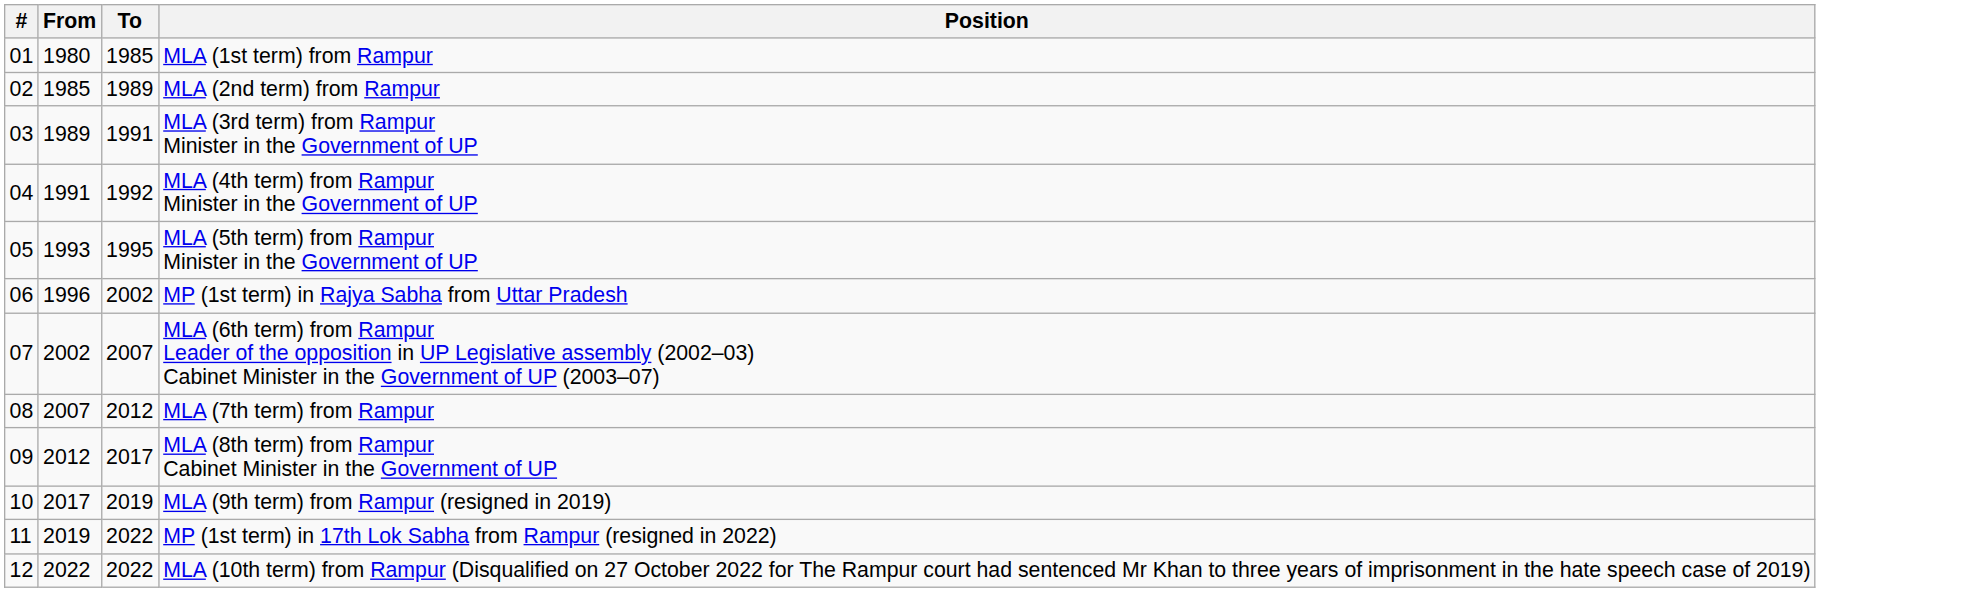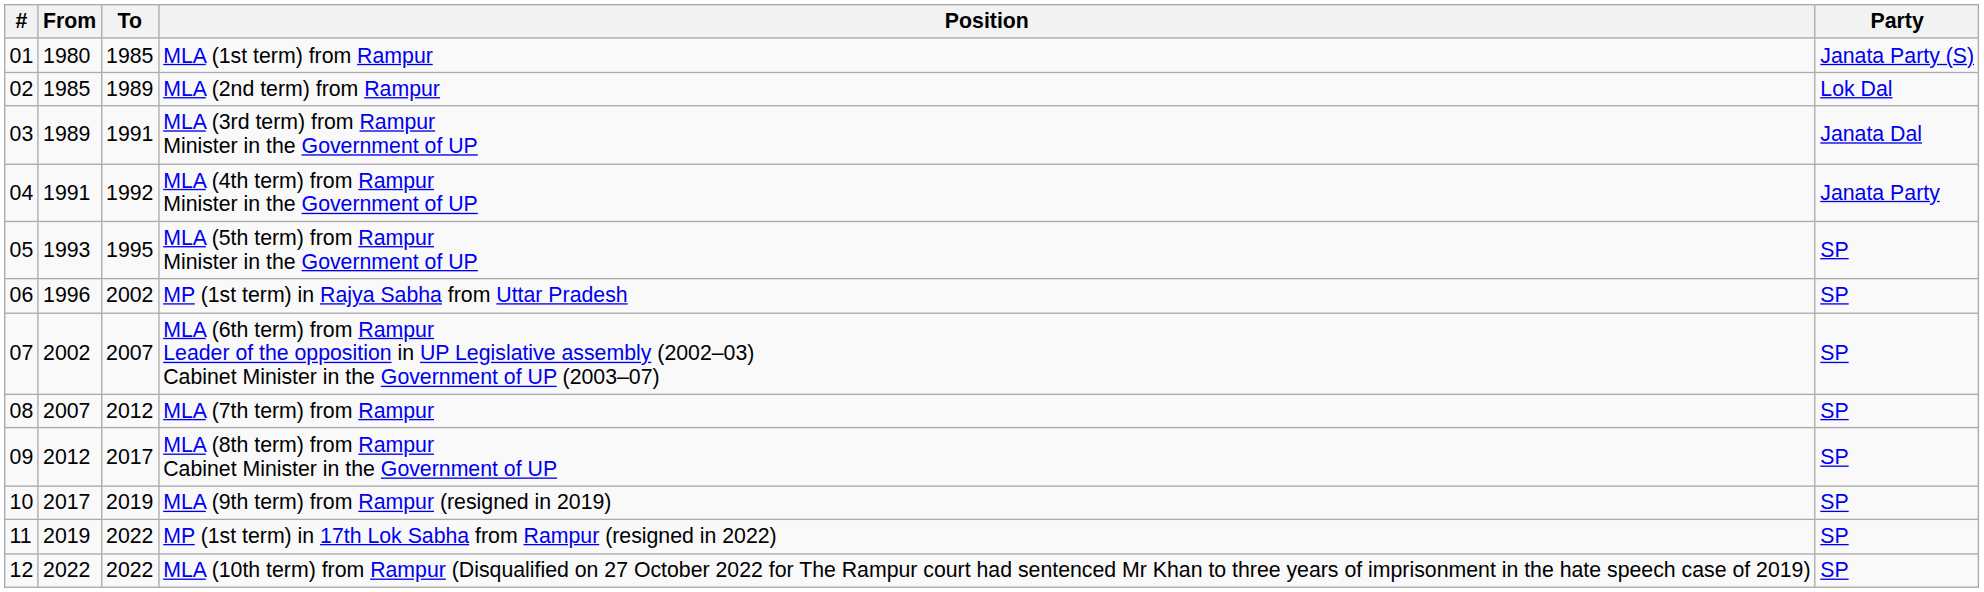+ column: (1897, 21)
